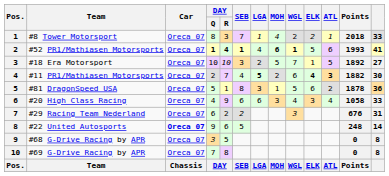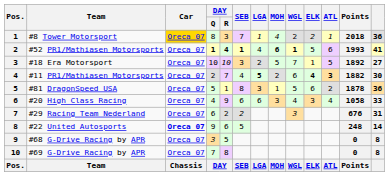(186, 37) no background -> (186, 37) gold background
(378, 37) 33 -> (378, 37) 36
